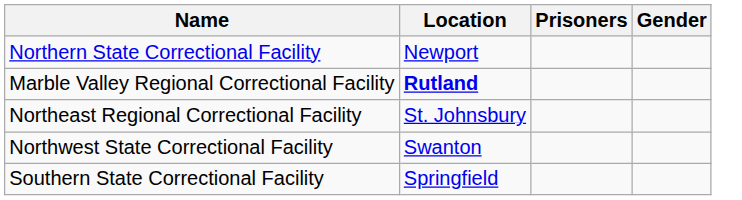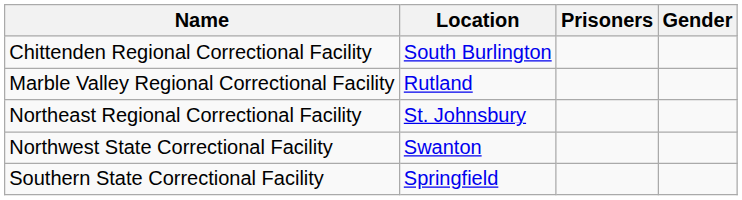- row: (165, 52)
+ row: (190, 52)
(441, 83) bold -> (438, 83) normal
